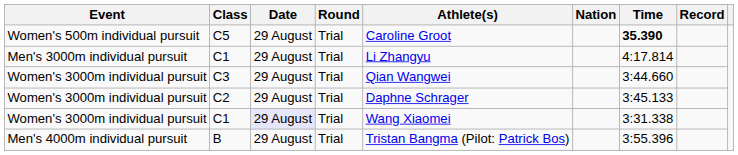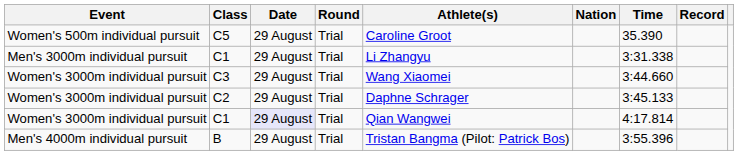(642, 35) bold -> (642, 35) normal
(648, 56) 4:17.814 -> (648, 56) 3:31.338
(408, 77) Qian Wangwei -> (408, 77) Wang Xiaomei
(408, 118) Wang Xiaomei -> (408, 118) Qian Wangwei
(648, 118) 3:31.338 -> (648, 118) 4:17.814
